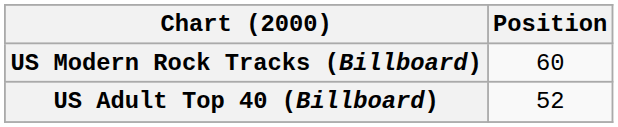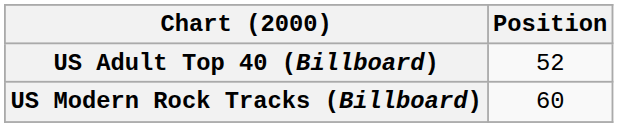rows swapped: (246, 102) <-> (246, 63)
